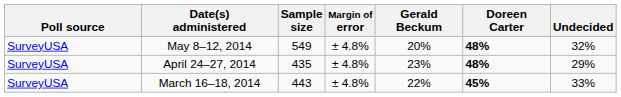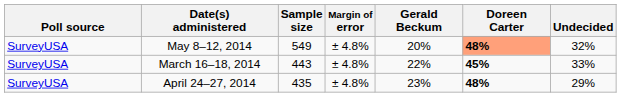(477, 46) no background -> (477, 46) lightsalmon background
rows swapped: (210, 65) <-> (210, 83)
